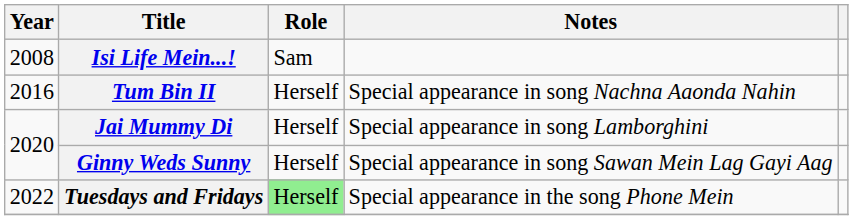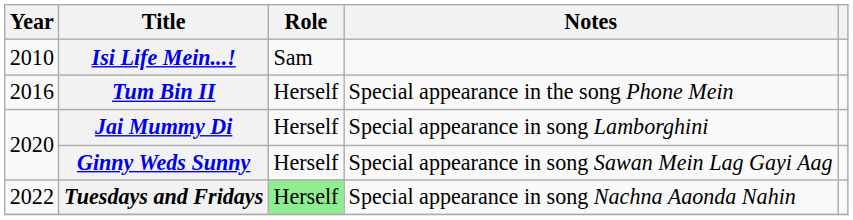(32, 57) 2008 -> (32, 57) 2010
(572, 92) Special appearance in song Nachna Aaonda Nahin -> (541, 92) Special appearance in the song Phone Mein
(541, 197) Special appearance in the song Phone Mein -> (572, 197) Special appearance in song Nachna Aaonda Nahin
